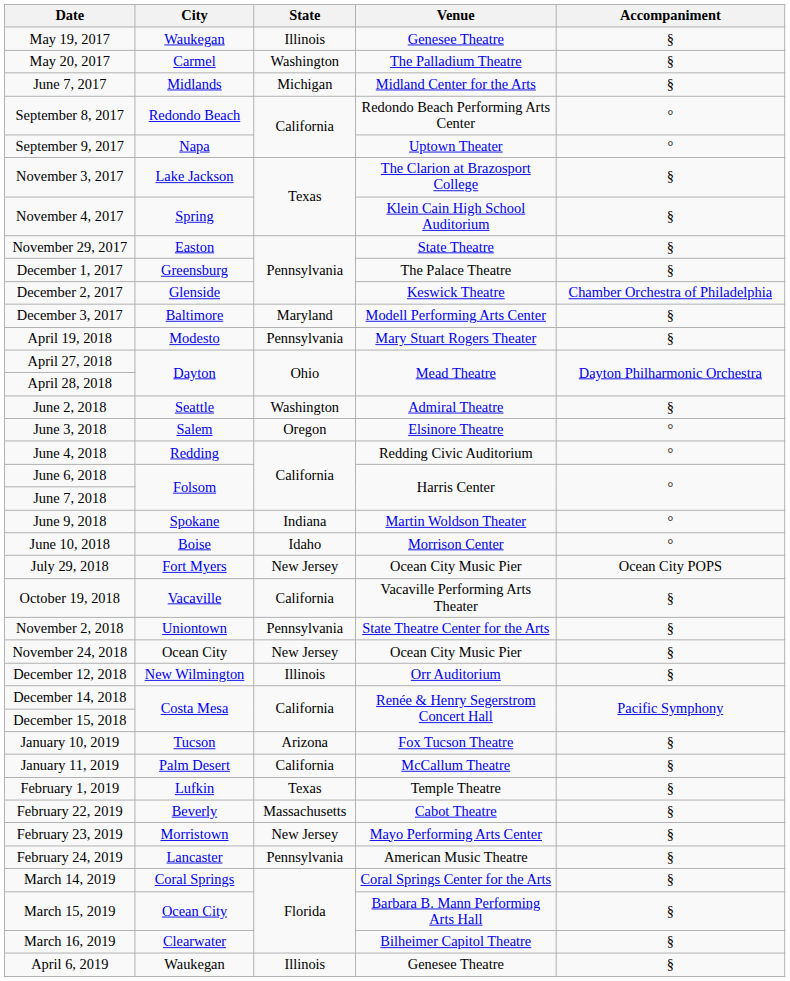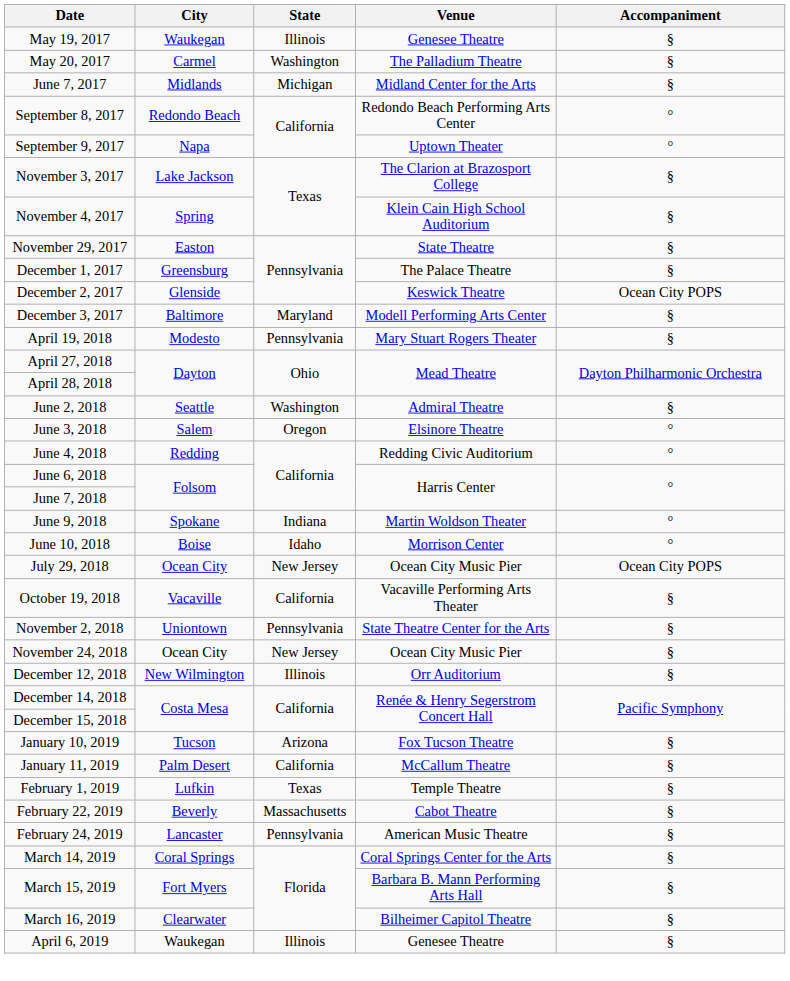(670, 292) Chamber Orchestra of Philadelphia -> (670, 292) Ocean City POPS
(195, 566) Fort Myers -> (195, 566) Ocean City
- row: (70, 834)
(195, 910) Ocean City -> (195, 888) Fort Myers
